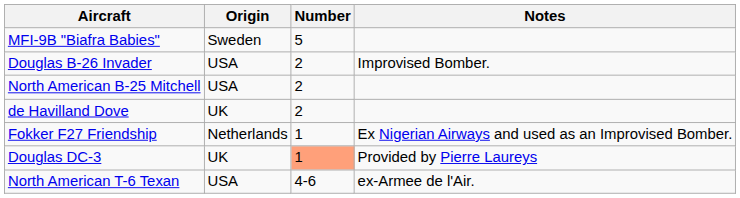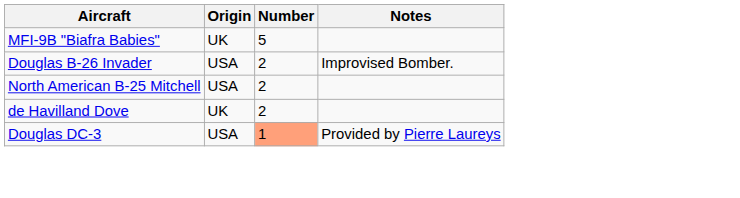(234, 39) Sweden -> (218, 39) UK
- row: (82, 134)
(218, 157) UK -> (223, 134) USA
- row: (94, 181)
